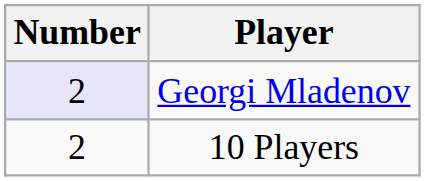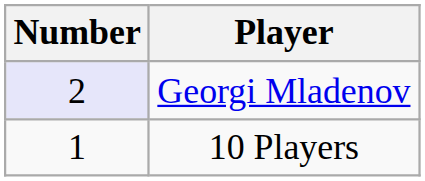(77, 146) 2 -> (77, 146) 1
